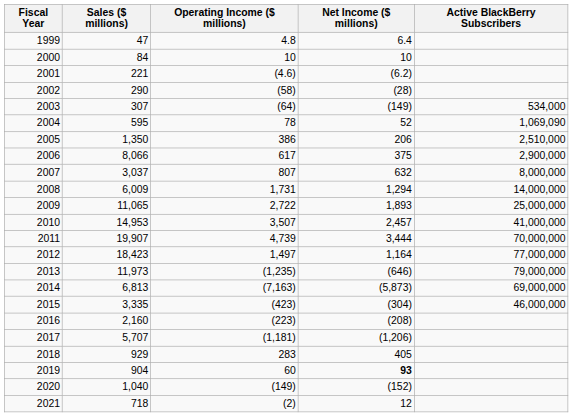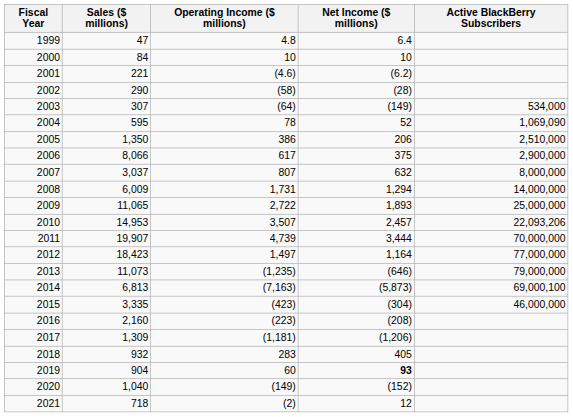(539, 222) 41,000,000 -> (539, 222) 22,093,206
(133, 271) 11,973 -> (133, 271) 11,073
(539, 288) 69,000,000 -> (539, 288) 69,000,100
(135, 337) 5,707 -> (135, 337) 1,309
(140, 354) 929 -> (140, 354) 932
